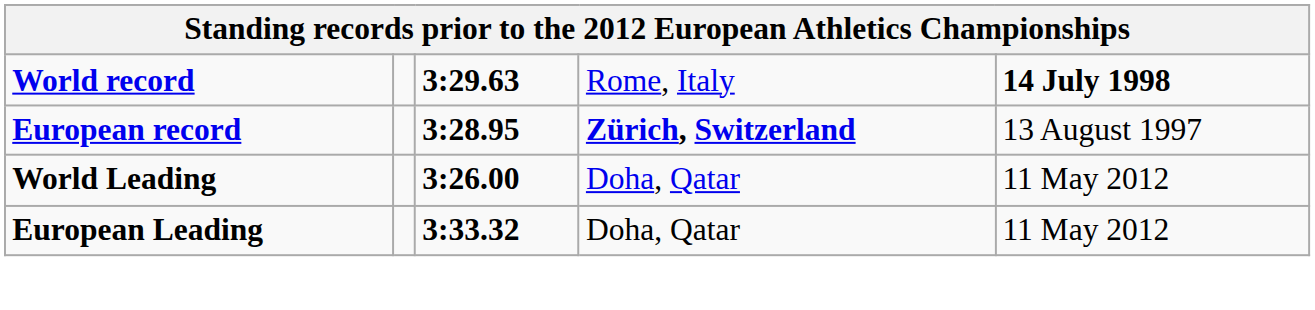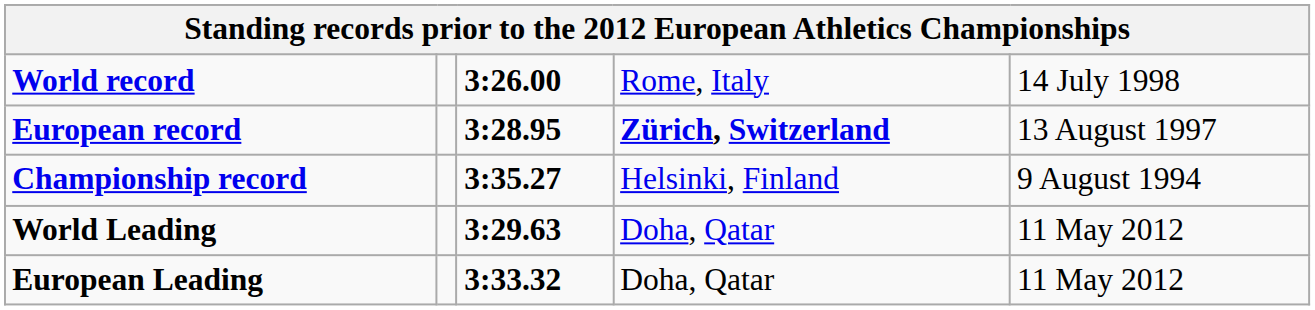(471, 79) 3:29.63 -> (513, 79) 3:26.00
(1086, 79) bold -> (1099, 79) normal
+ row: (160, 179)
(471, 179) 3:26.00 -> (513, 229) 3:29.63
